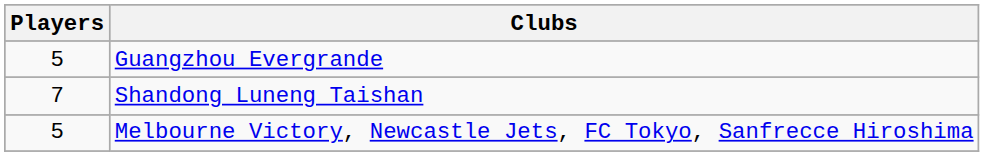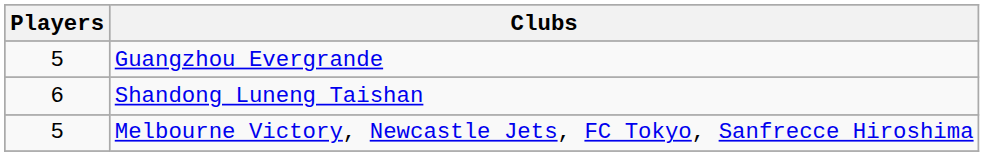(57, 96) 7 -> (57, 96) 6
